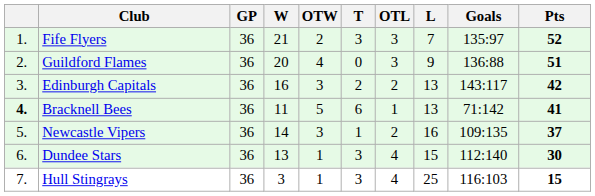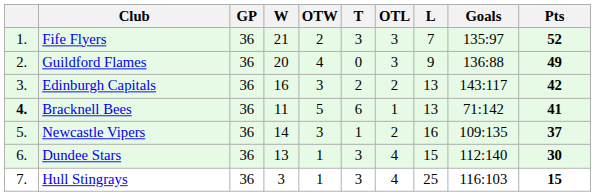(555, 62) 51 -> (555, 62) 49
